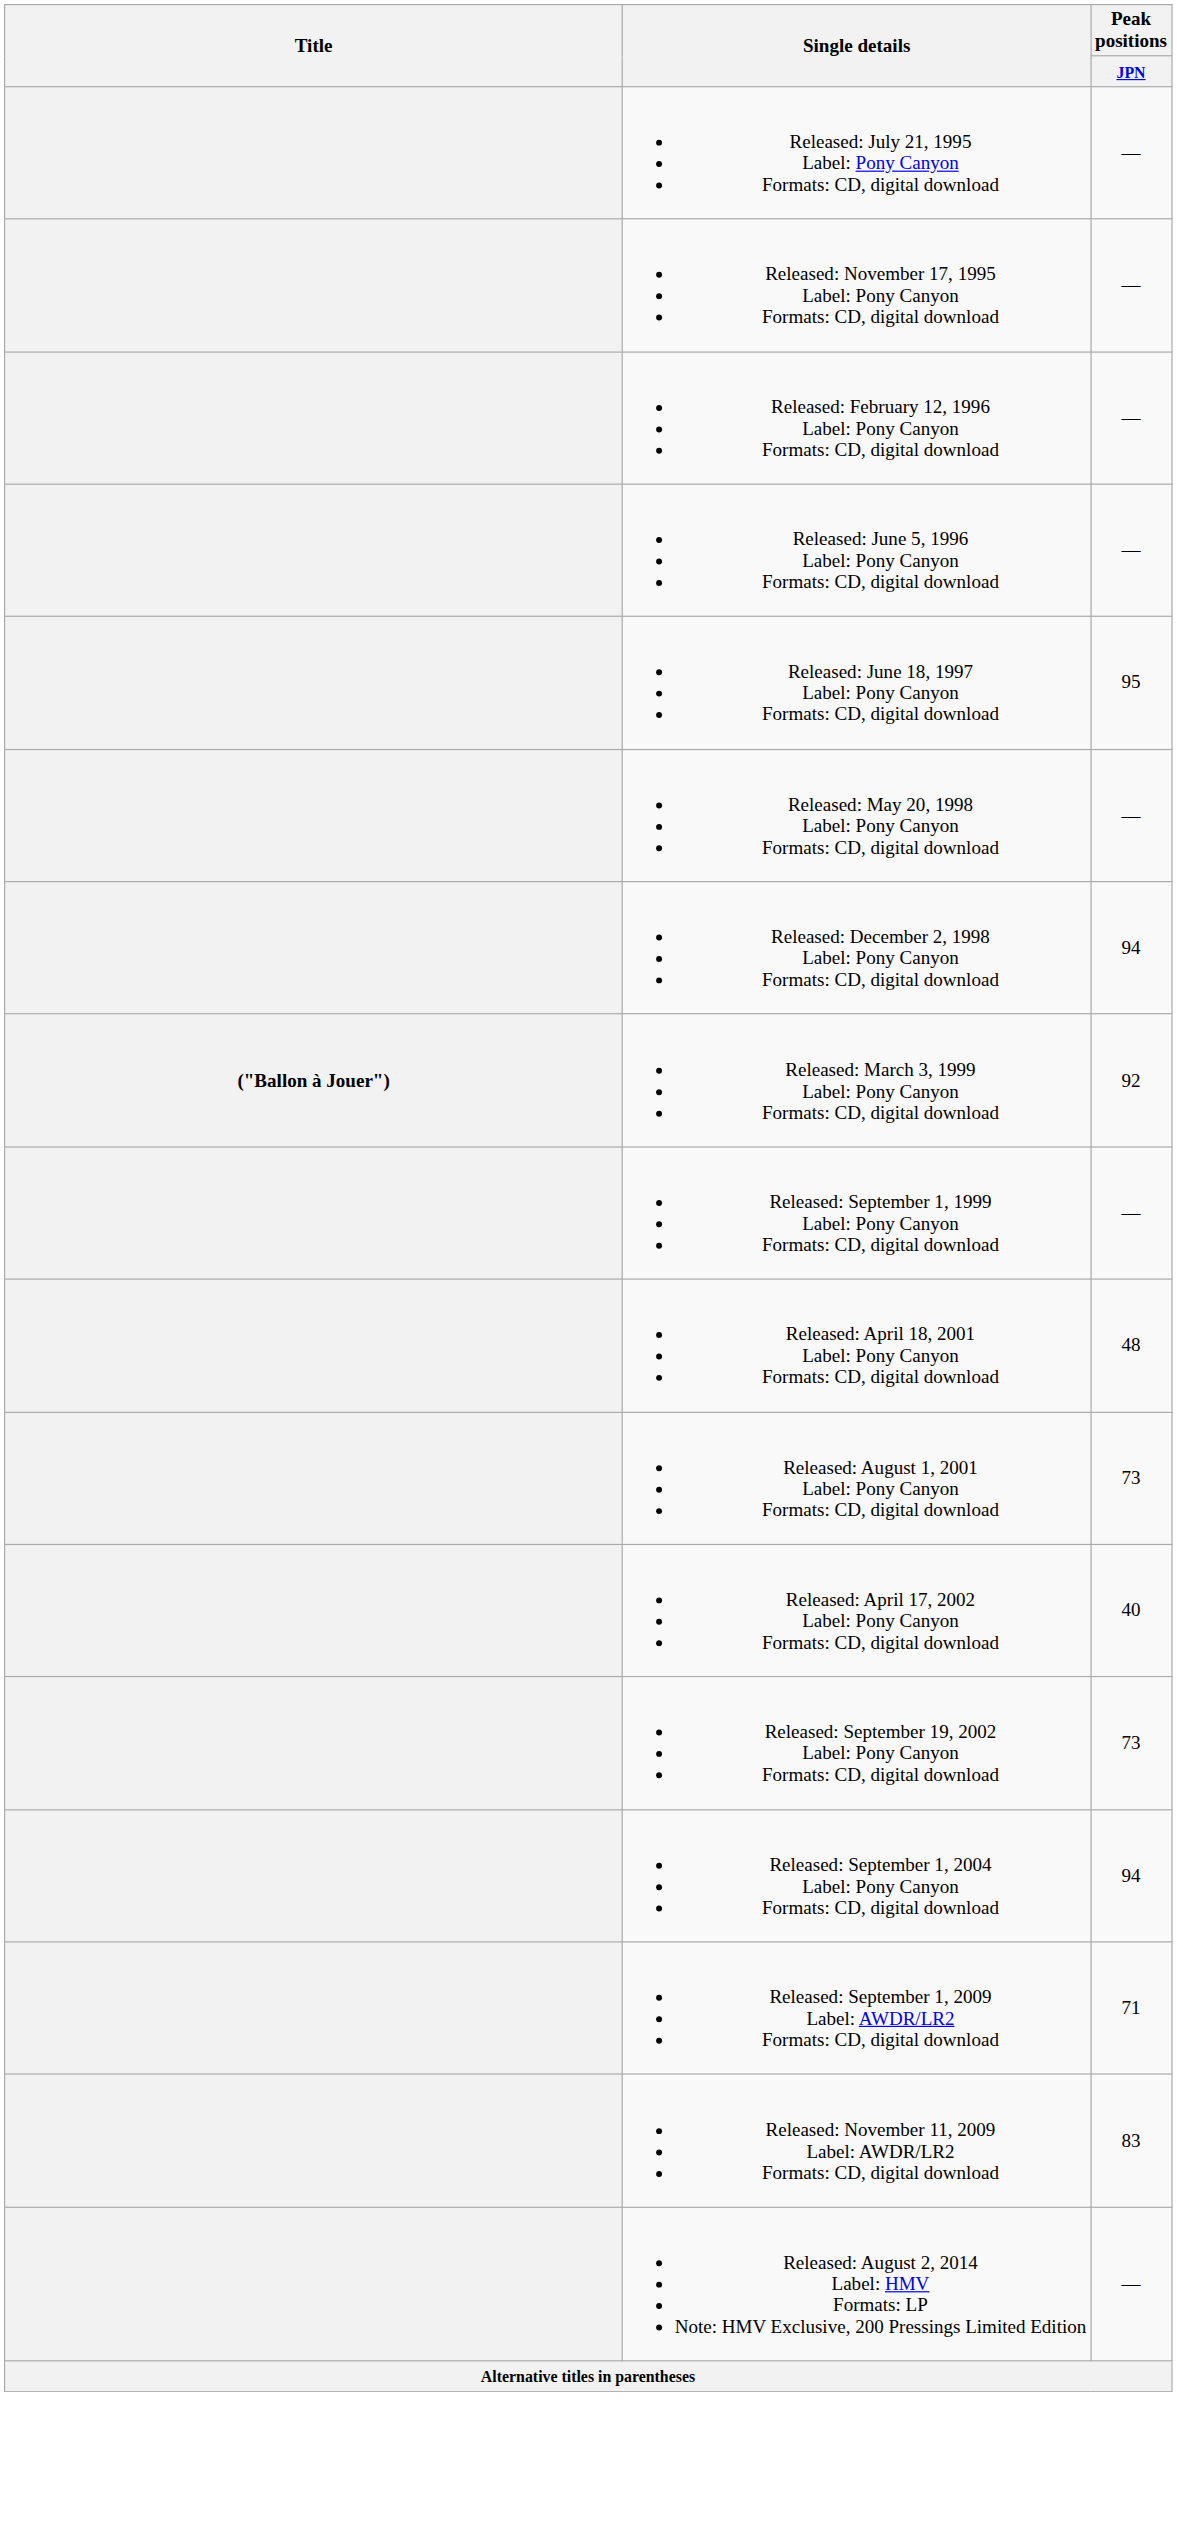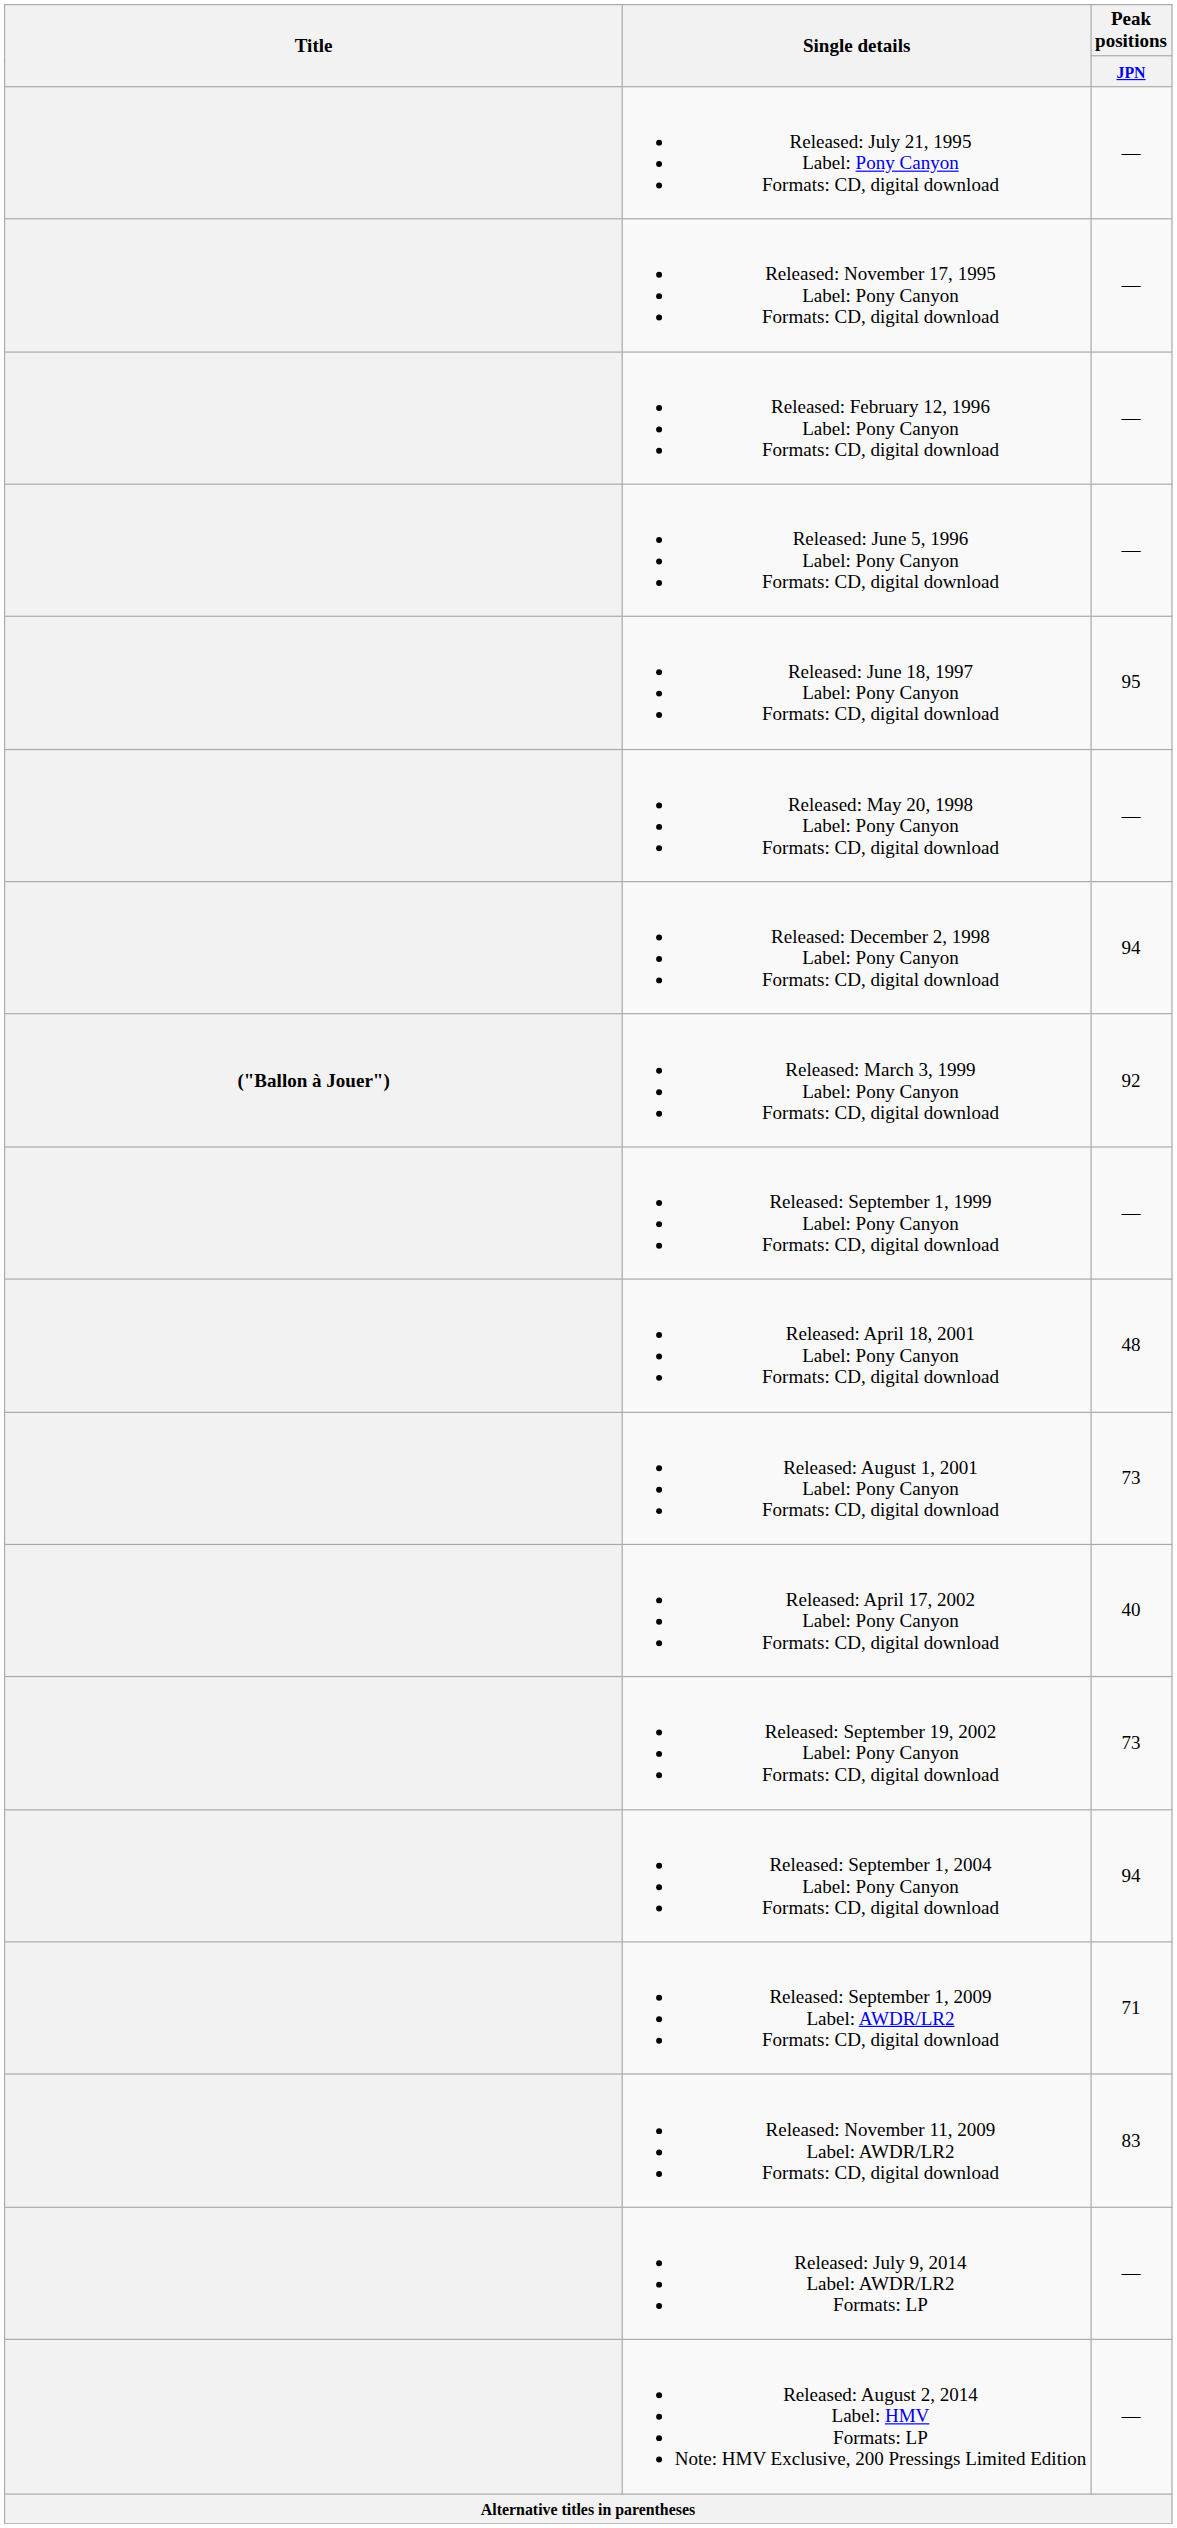+ row: (857, 2284)
